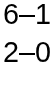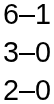+ row: (27, 52)
